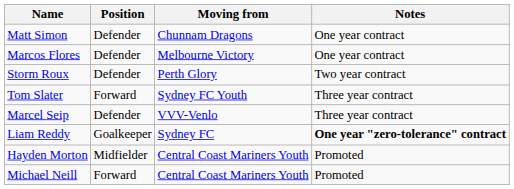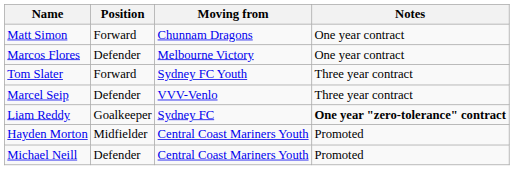(117, 34) Defender -> (115, 34) Forward
- row: (38, 74)
(115, 174) Forward -> (117, 154) Defender
